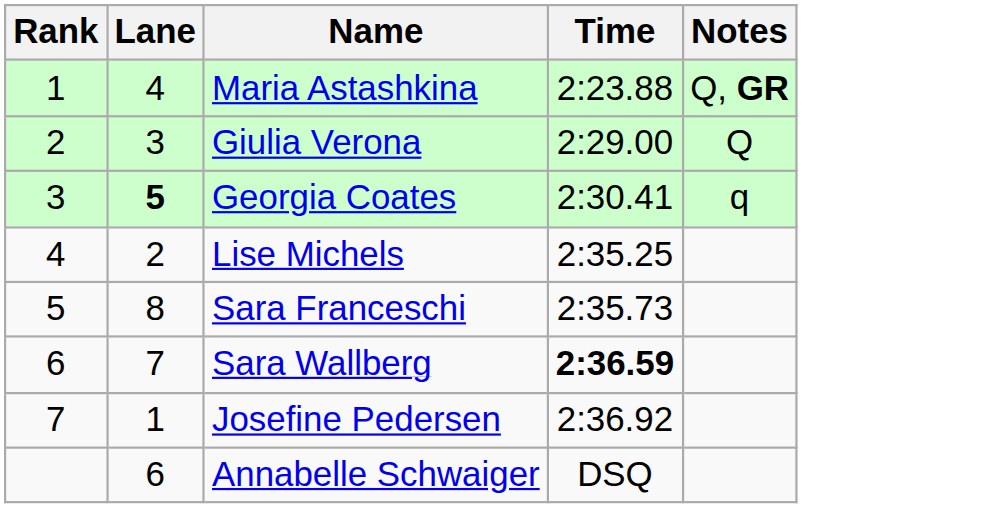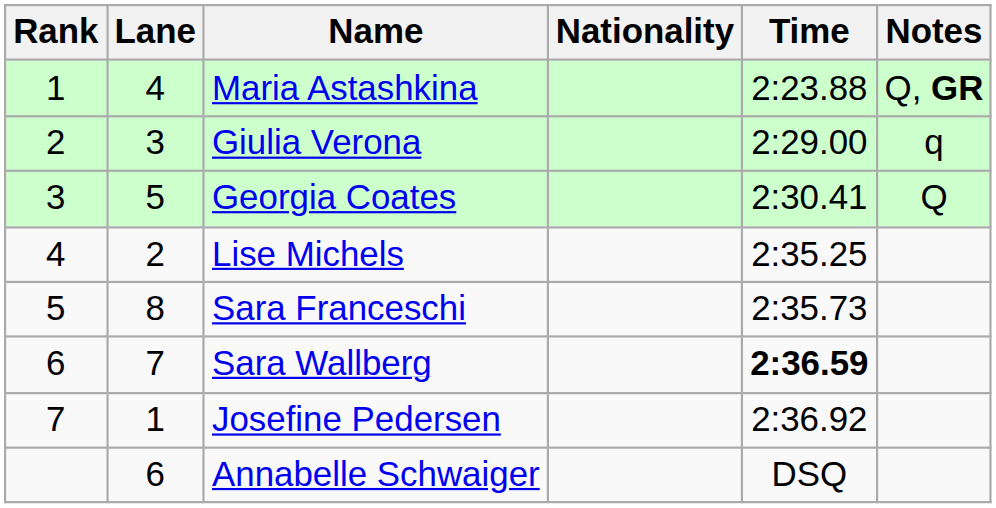+ column: (645, 32)
(740, 142) Q -> (934, 142) q
(155, 198) bold -> (155, 198) normal
(740, 198) q -> (934, 198) Q
